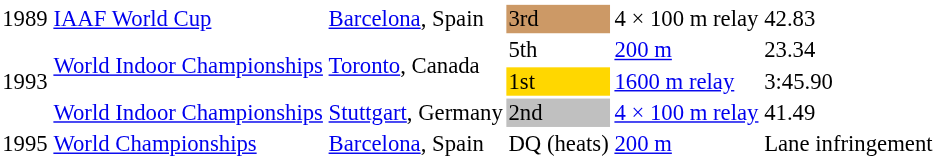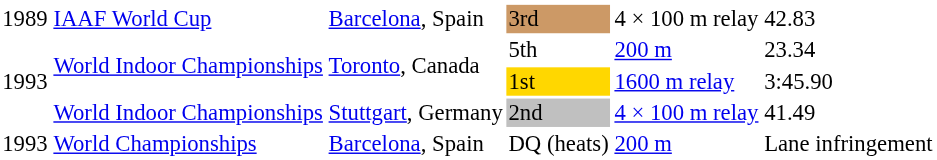(25, 143) 1995 -> (25, 143) 1993
